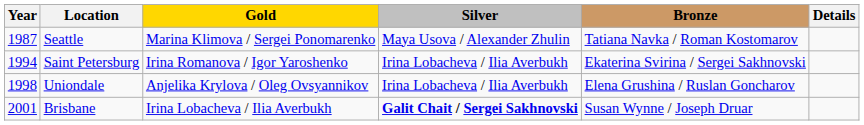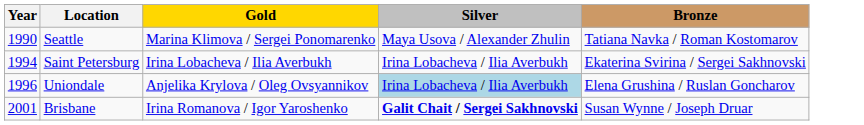- column: (834, 16)
(22, 39) 1987 -> (22, 39) 1990
(247, 62) Irina Romanova / Igor Yaroshenko -> (239, 62) Irina Lobacheva / Ilia Averbukh
(22, 85) 1998 -> (22, 85) 1996
(475, 85) no background -> (475, 85) lightblue background
(239, 108) Irina Lobacheva / Ilia Averbukh -> (247, 108) Irina Romanova / Igor Yaroshenko
